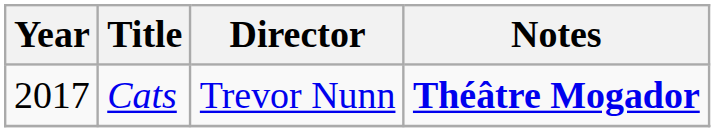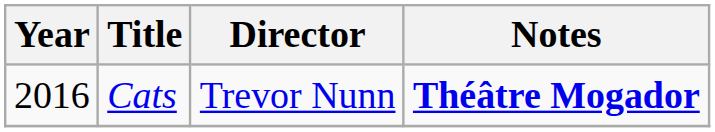(52, 94) 2017 -> (52, 94) 2016
